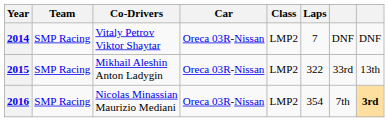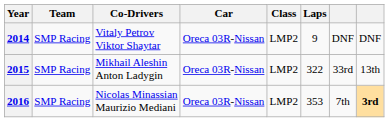(315, 38) 7 -> (315, 38) 9
(315, 101) 354 -> (315, 101) 353
